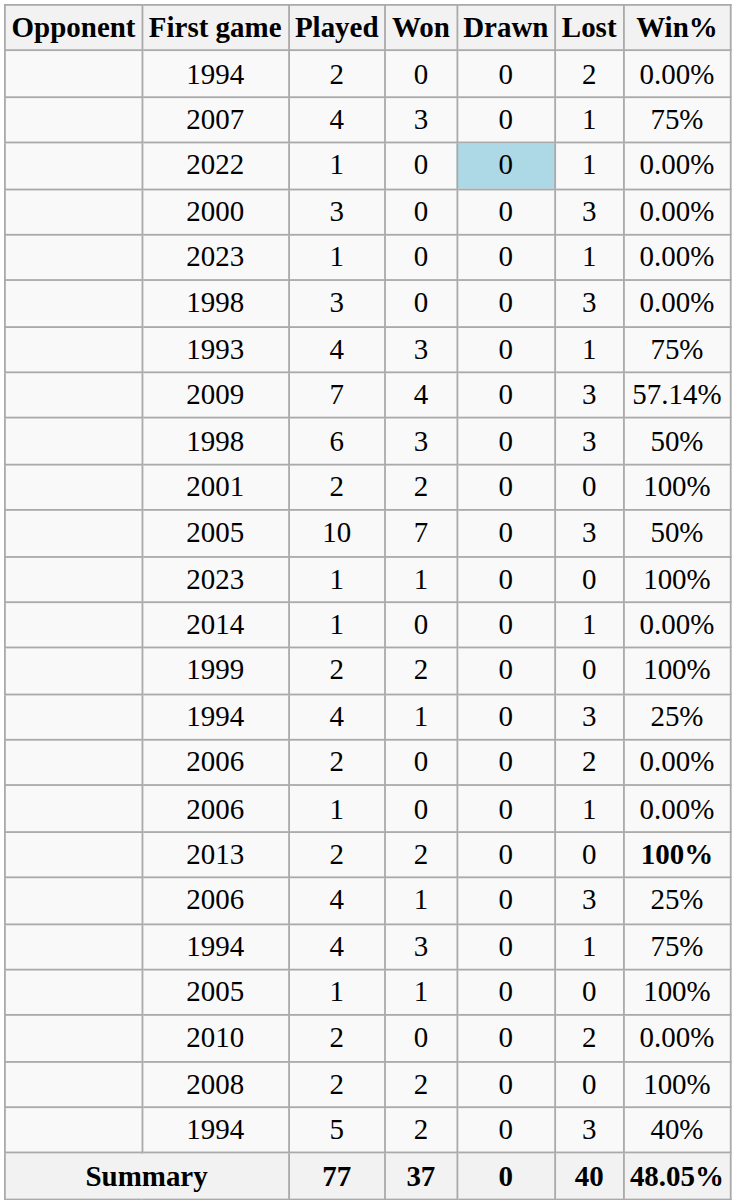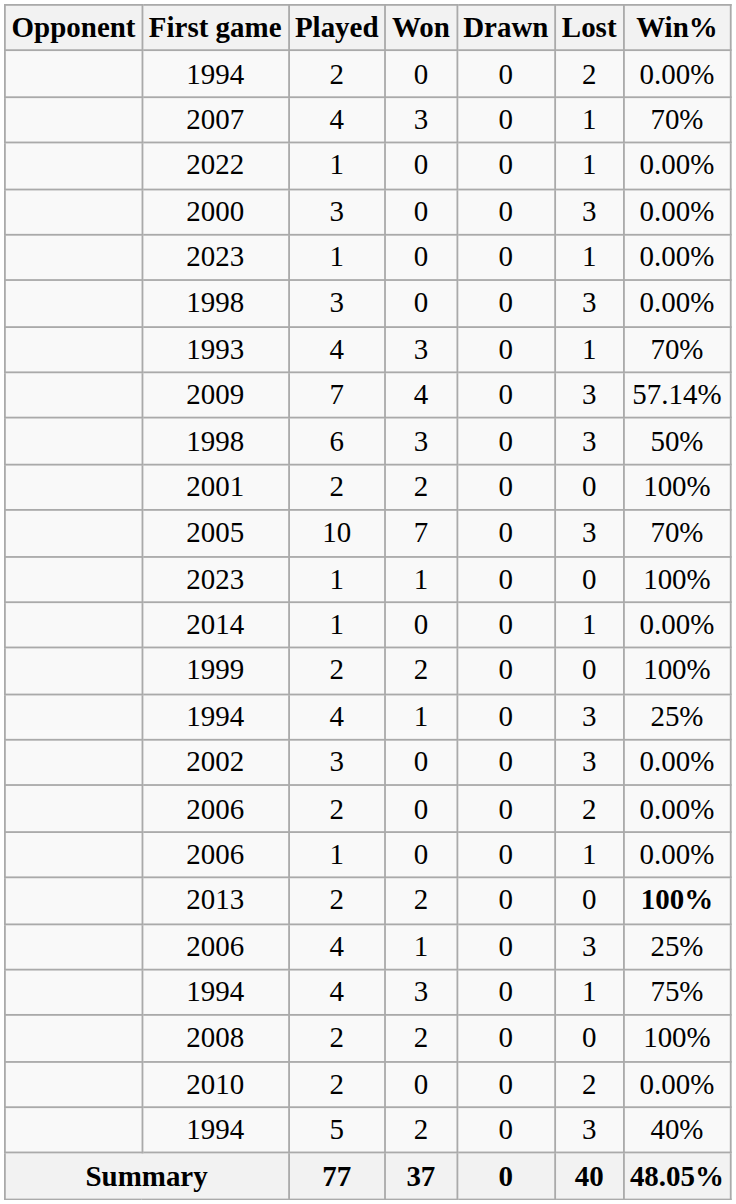(677, 119) 75% -> (677, 119) 70%
(506, 165) lightblue background -> (506, 165) no background
(677, 348) 75% -> (677, 348) 70%
(677, 532) 50% -> (677, 532) 70%
+ row: (215, 762)
- row: (215, 991)
rows swapped: (215, 1083) <-> (215, 1037)
